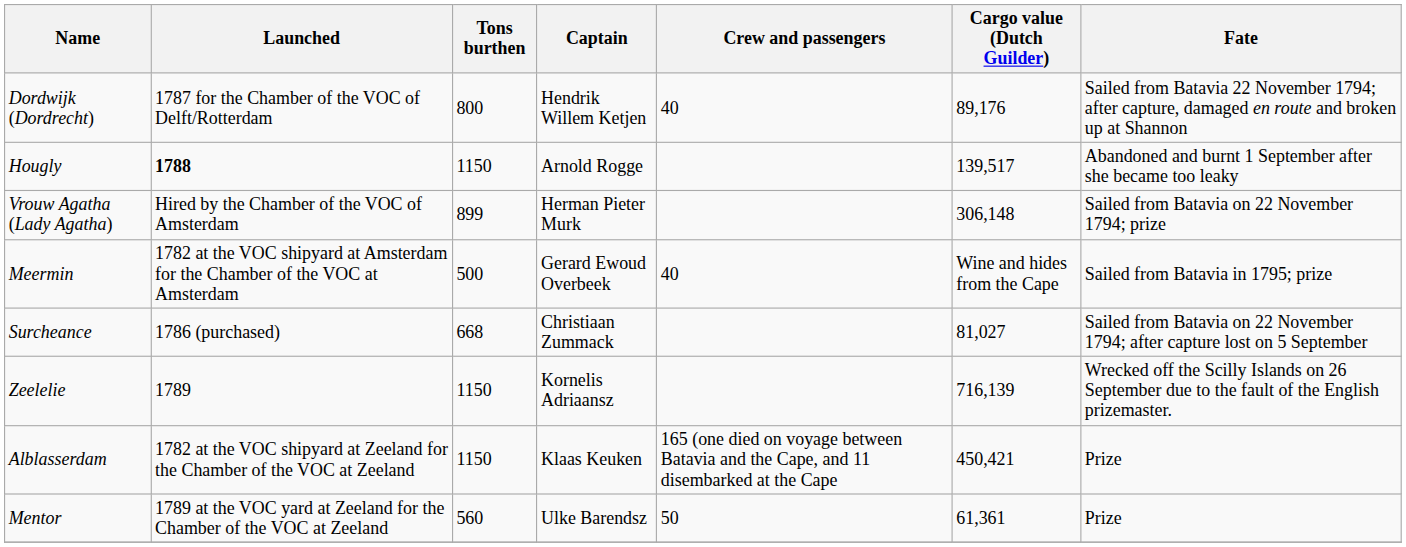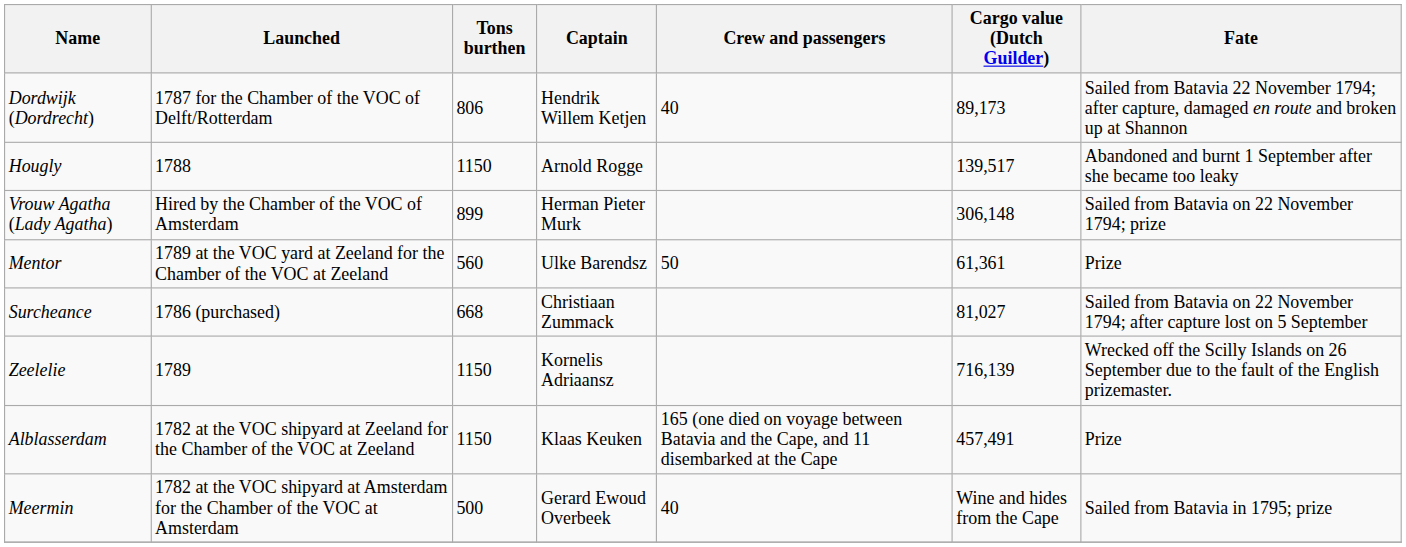(470, 107) 800 -> (470, 107) 806
(981, 107) 89,176 -> (981, 107) 89,173
(173, 166) bold -> (173, 166) normal
rows swapped: (35, 518) <-> (41, 273)
(985, 459) 450,421 -> (985, 439) 457,491
